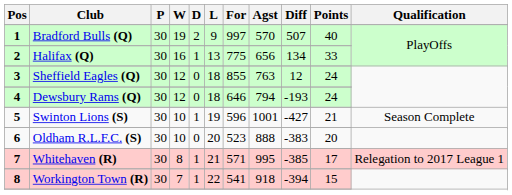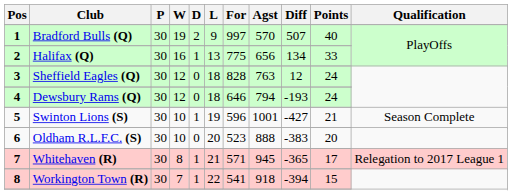(236, 76) 855 -> (236, 76) 828
(265, 158) 995 -> (265, 158) 945
(296, 158) -385 -> (296, 158) -365
